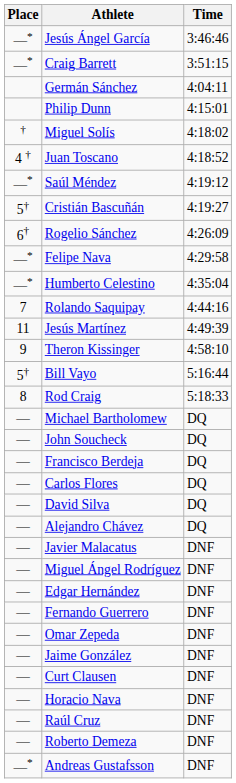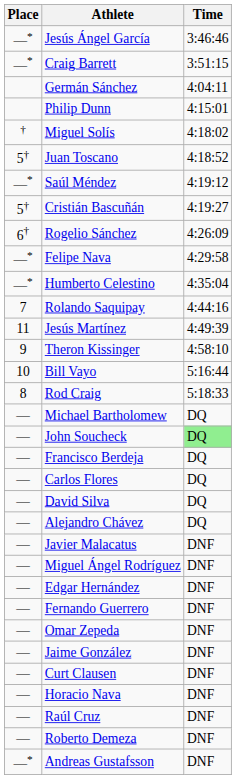(23, 157) 4 † -> (23, 157) 5†
(23, 373) 5† -> (23, 371) 10
(197, 440) no background -> (197, 436) lightgreen background
